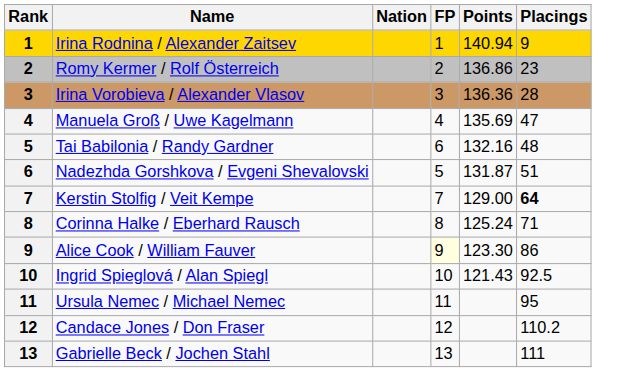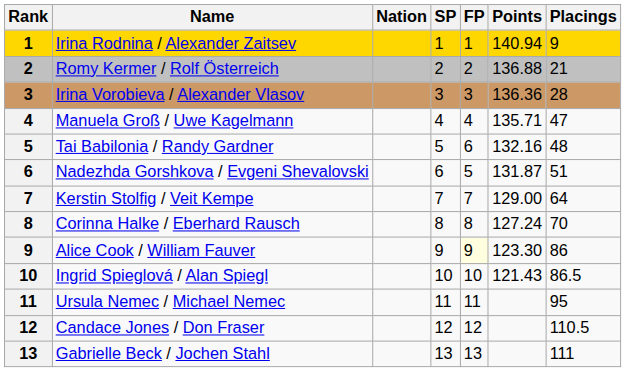+ column: (445, 17)
(488, 69) 136.86 -> (517, 69) 136.88
(529, 69) 23 -> (559, 69) 21
(488, 120) 135.69 -> (517, 120) 135.71
(529, 198) bold -> (559, 198) normal
(488, 224) 125.24 -> (517, 224) 127.24
(529, 224) 71 -> (559, 224) 70
(536, 276) 92.5 -> (566, 276) 86.5
(540, 328) 110.2 -> (569, 328) 110.5
